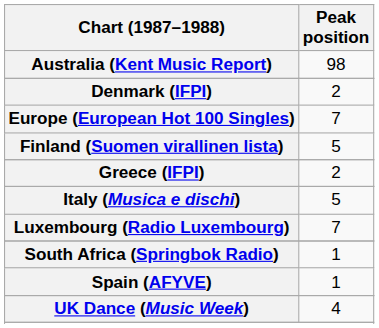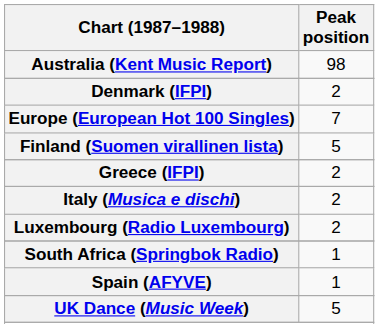(336, 200) 5 -> (336, 200) 2
(336, 227) 7 -> (336, 227) 2
(336, 308) 4 -> (336, 308) 5
